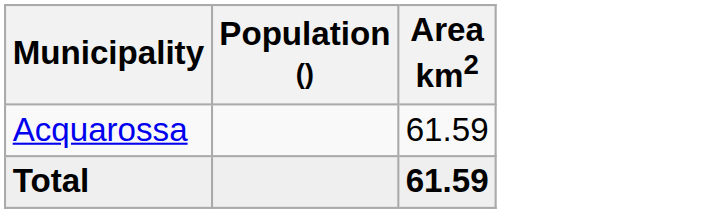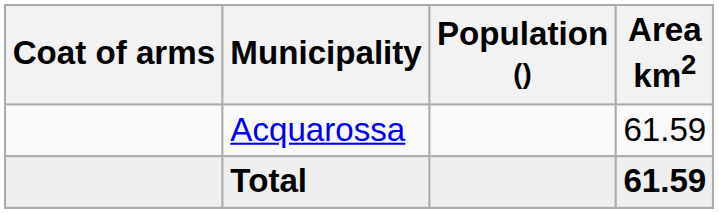+ column: (114, 53)
